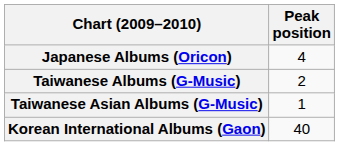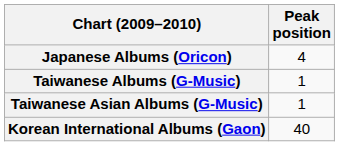(302, 81) 2 -> (302, 81) 1
